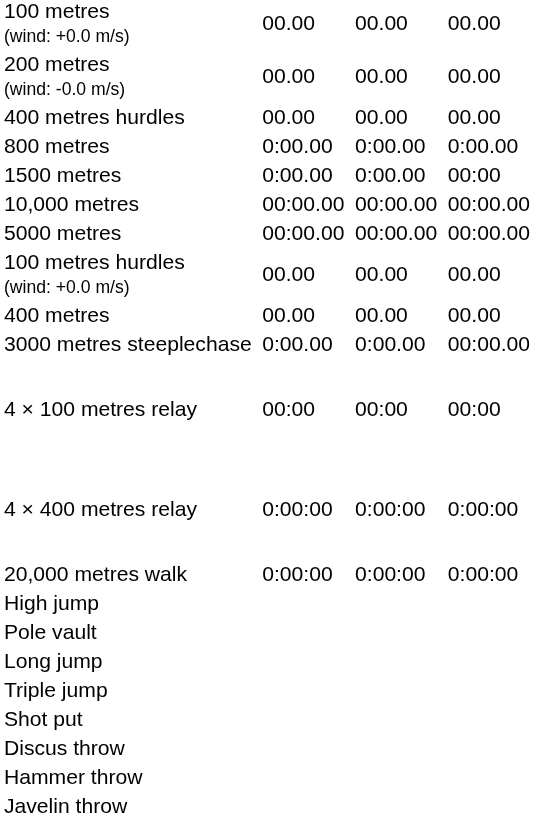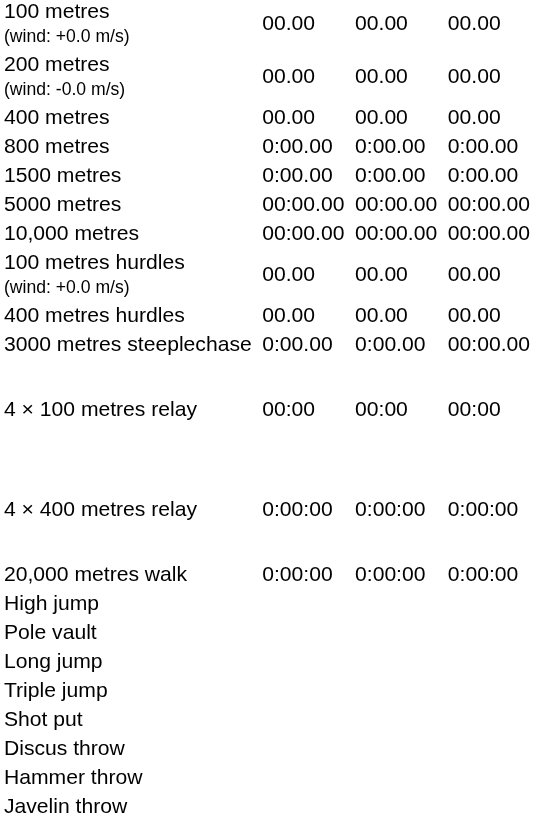rows swapped: (57, 315) <-> (94, 117)
(474, 175) 00:00 -> (483, 175) 0:00.00
rows swapped: (63, 233) <-> (71, 204)
